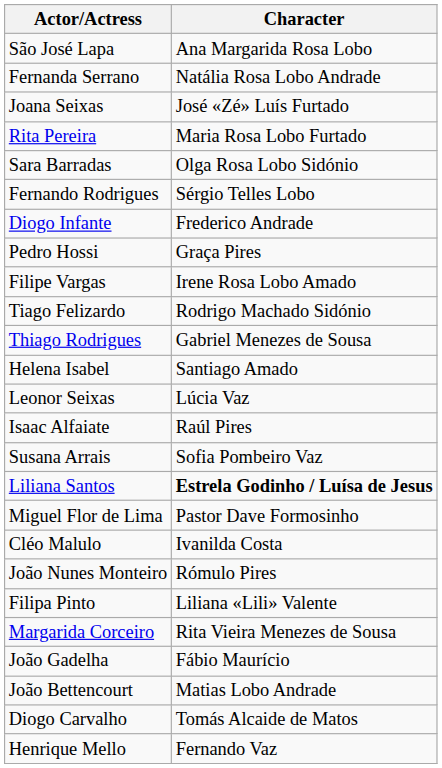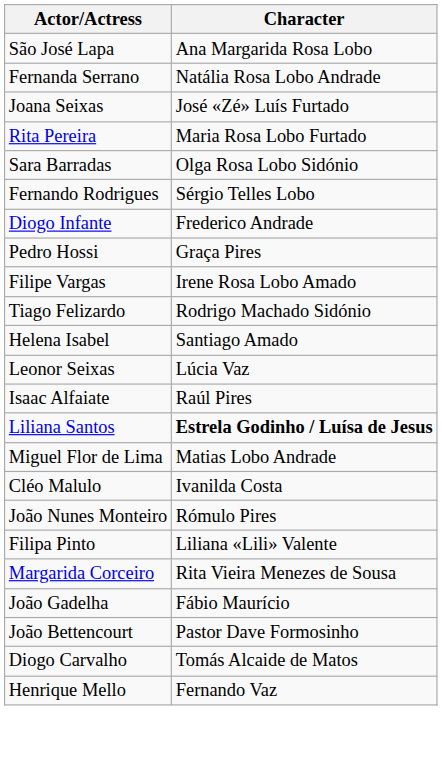- row: (75, 340)
- row: (60, 456)
(267, 515) Pastor Dave Formosinho -> (256, 456) Matias Lobo Andrade
(256, 690) Matias Lobo Andrade -> (267, 631) Pastor Dave Formosinho
